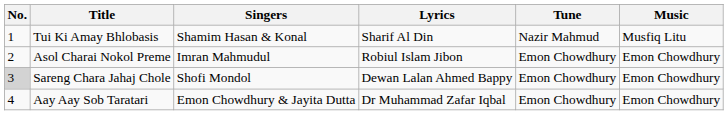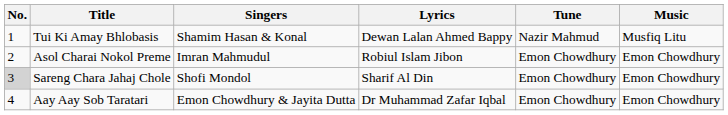(397, 36) Sharif Al Din -> (437, 36) Dewan Lalan Ahmed Bappy
(437, 78) Dewan Lalan Ahmed Bappy -> (397, 78) Sharif Al Din
